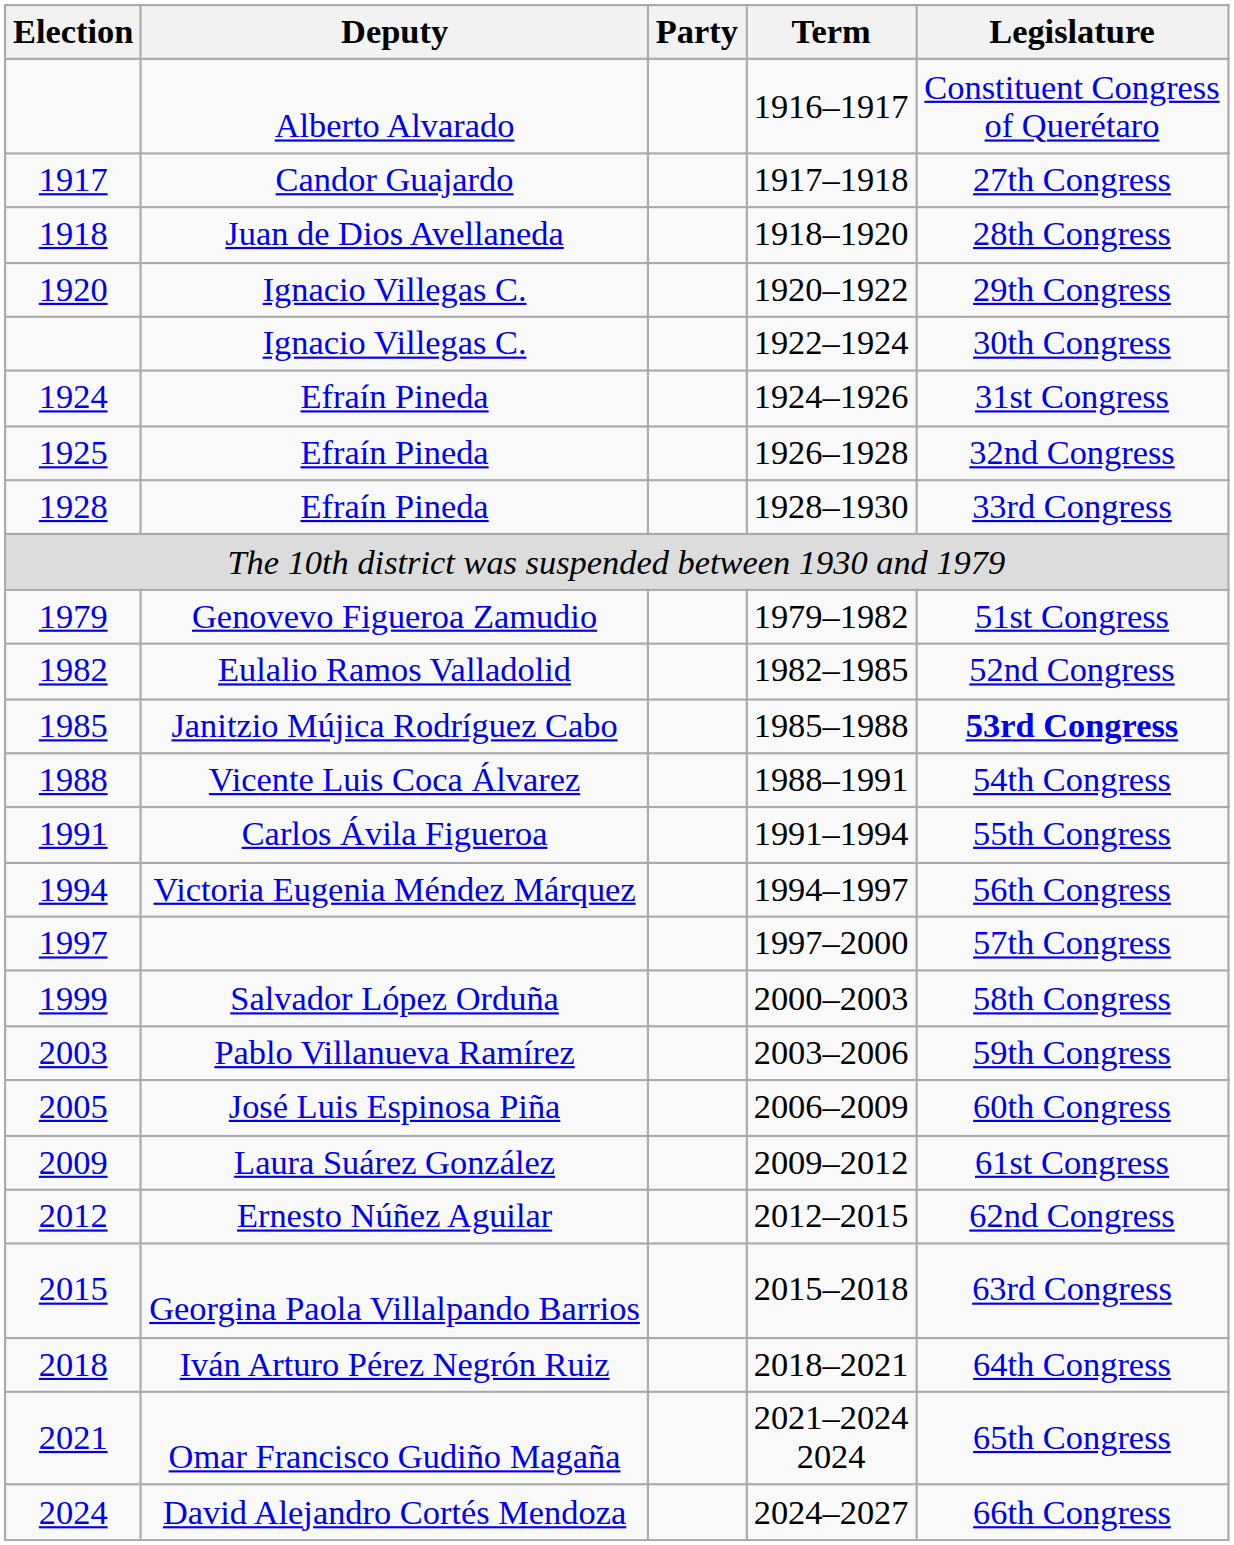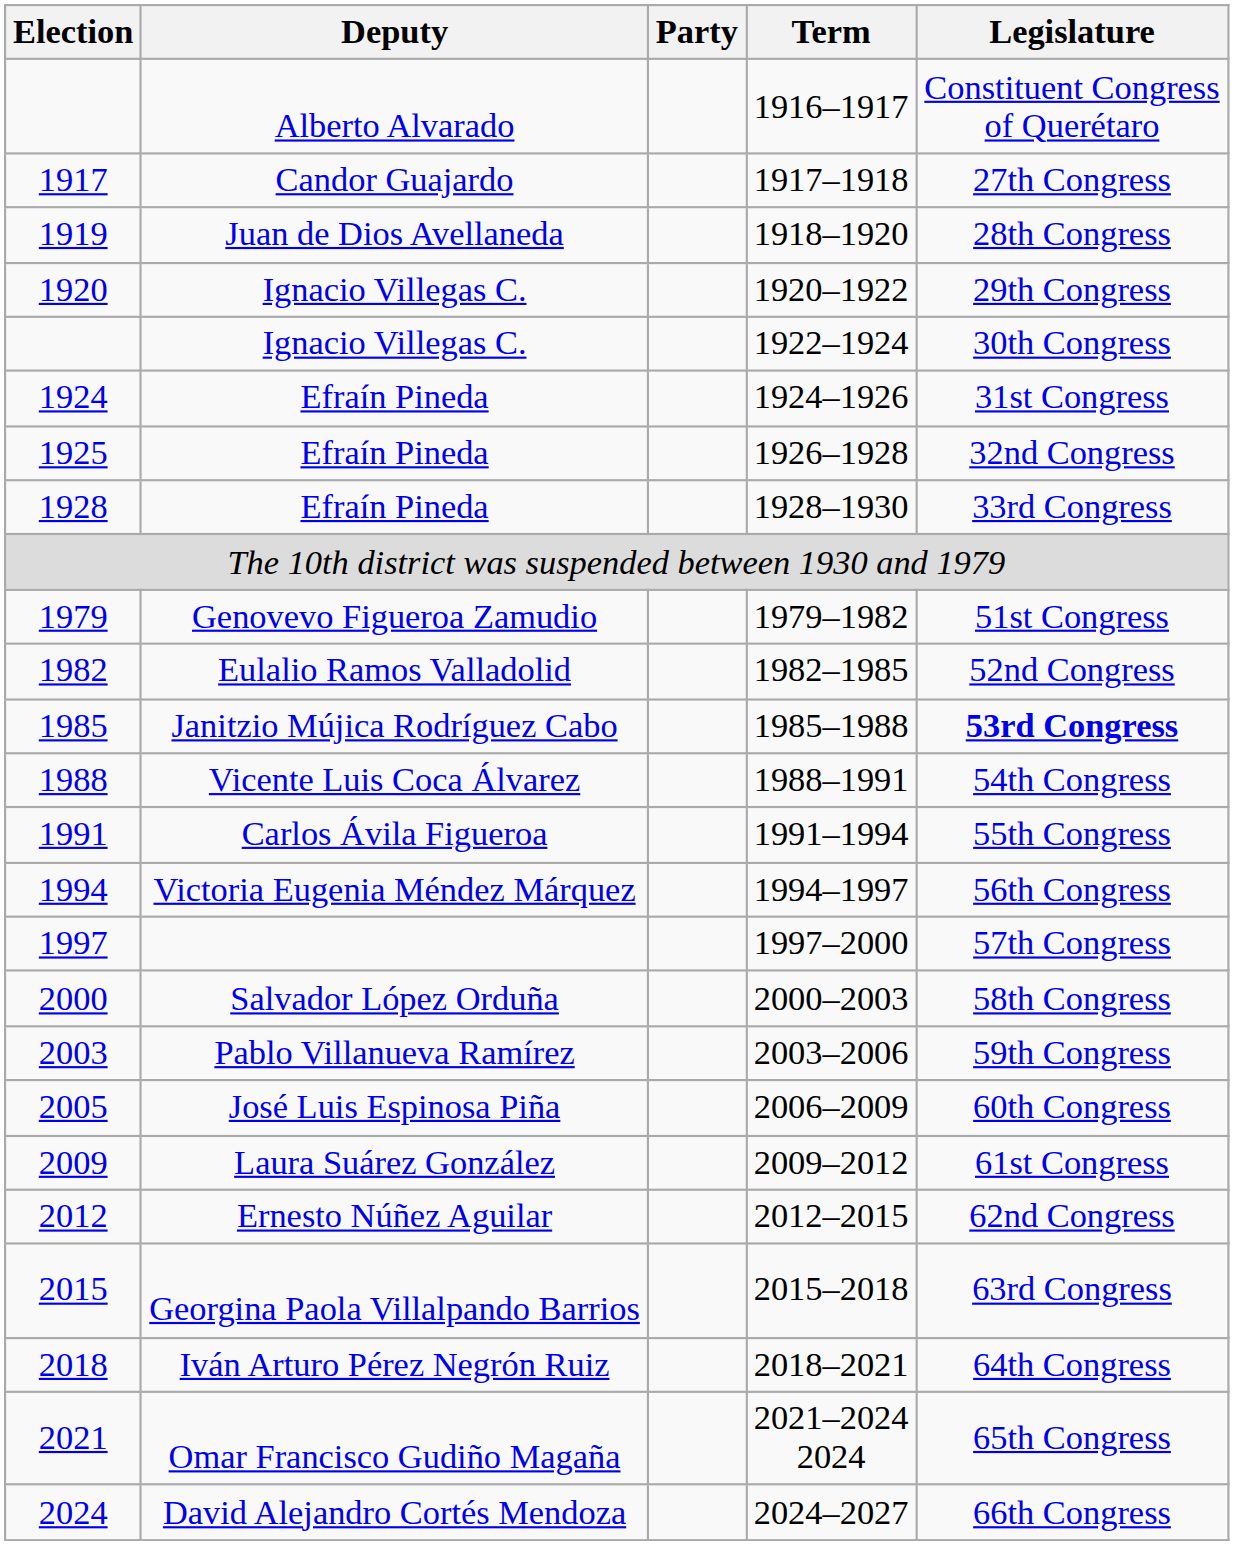(73, 234) 1918 -> (73, 234) 1919
(73, 997) 1999 -> (73, 997) 2000
